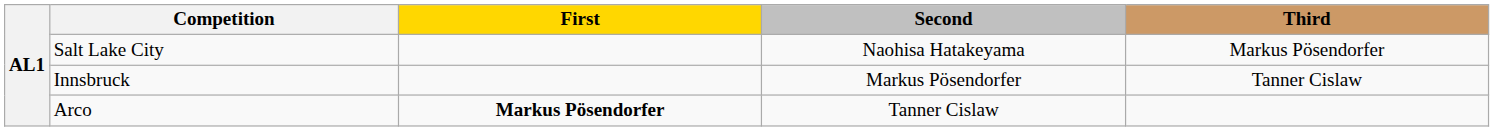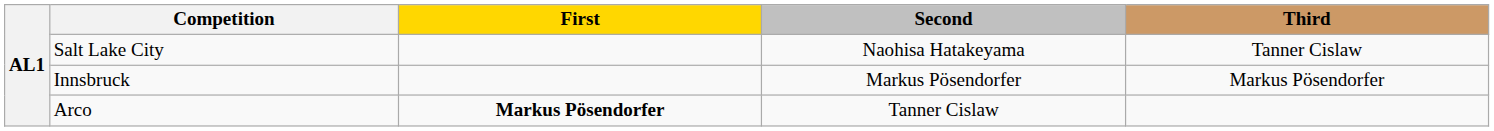(1307, 49) Markus Pösendorfer -> (1307, 49) Tanner Cislaw
(1307, 79) Tanner Cislaw -> (1307, 79) Markus Pösendorfer
